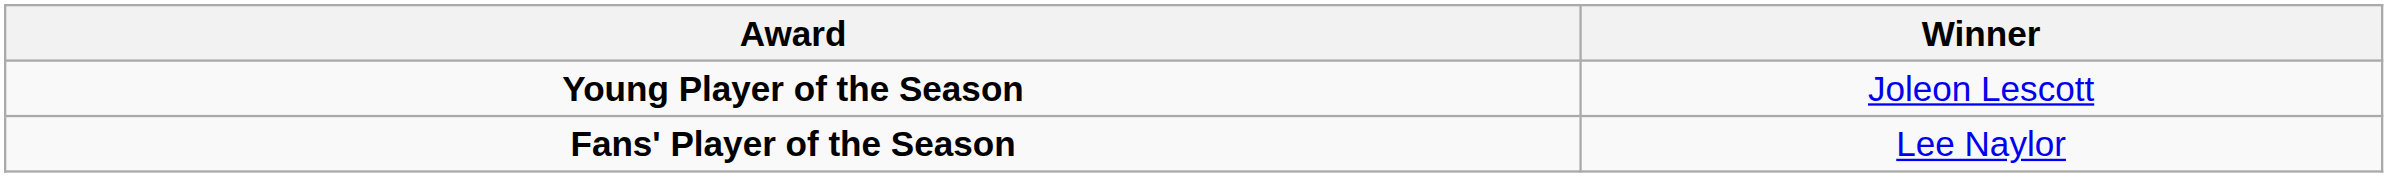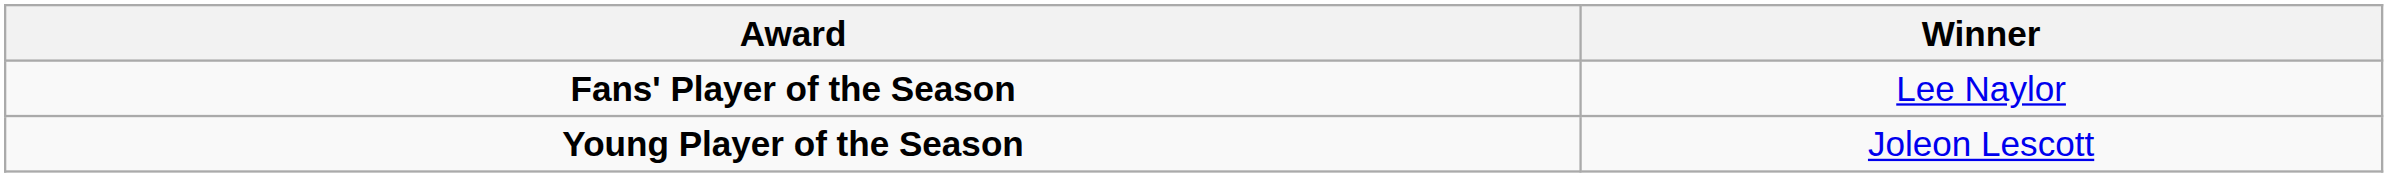rows swapped: (793, 144) <-> (793, 89)
